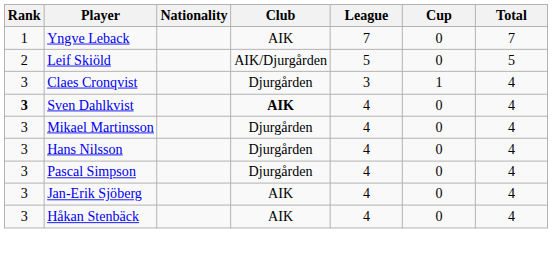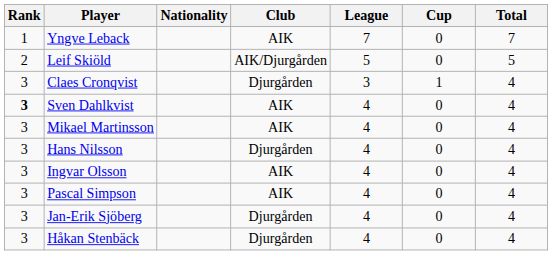(281, 104) bold -> (281, 104) normal
(281, 127) Djurgården -> (281, 127) AIK
+ row: (87, 171)
(281, 171) Djurgården -> (281, 194) AIK
(281, 194) AIK -> (281, 216) Djurgården
(281, 216) AIK -> (281, 238) Djurgården
